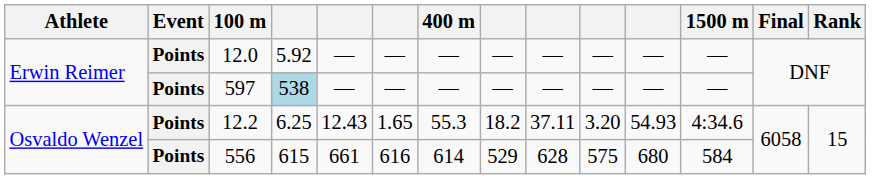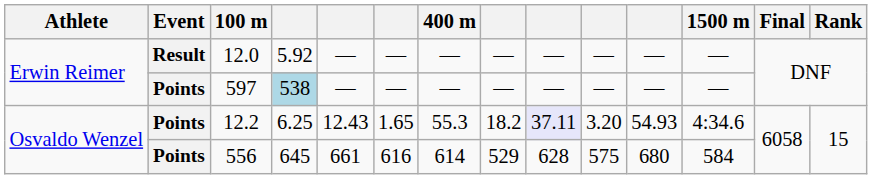(178, 55) Points -> (179, 55) Result
(553, 122) no background -> (554, 122) lavender background
(294, 156) 615 -> (295, 156) 645
